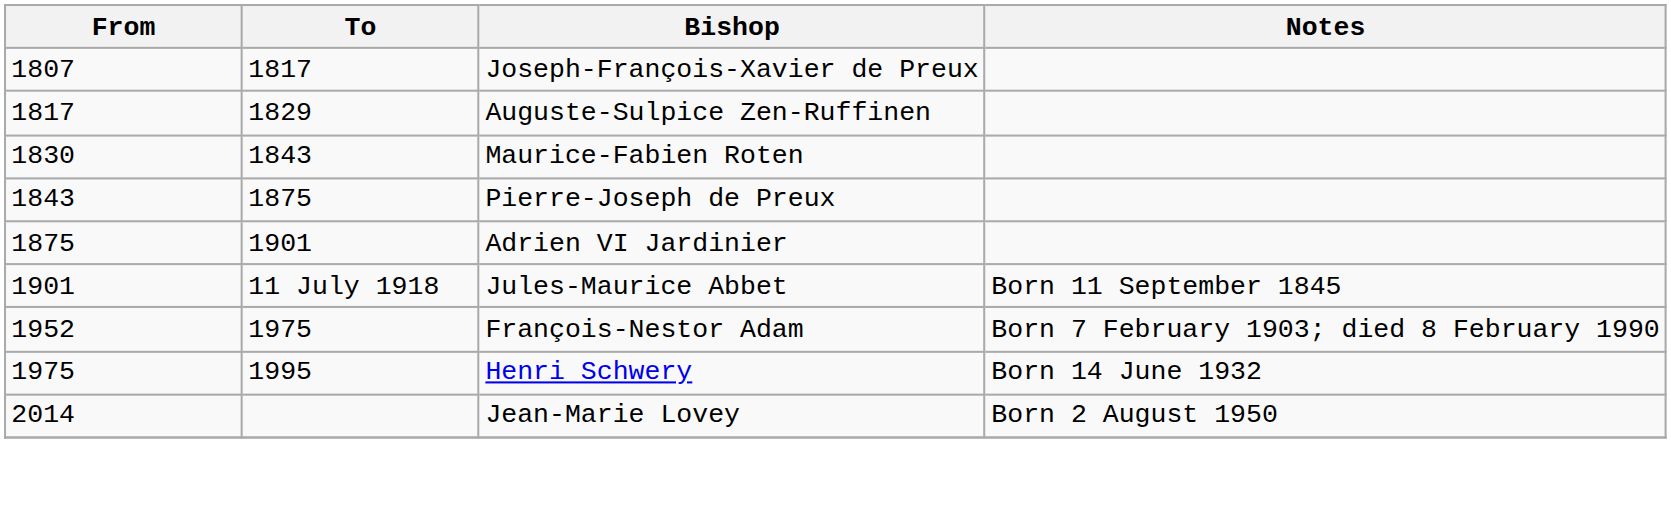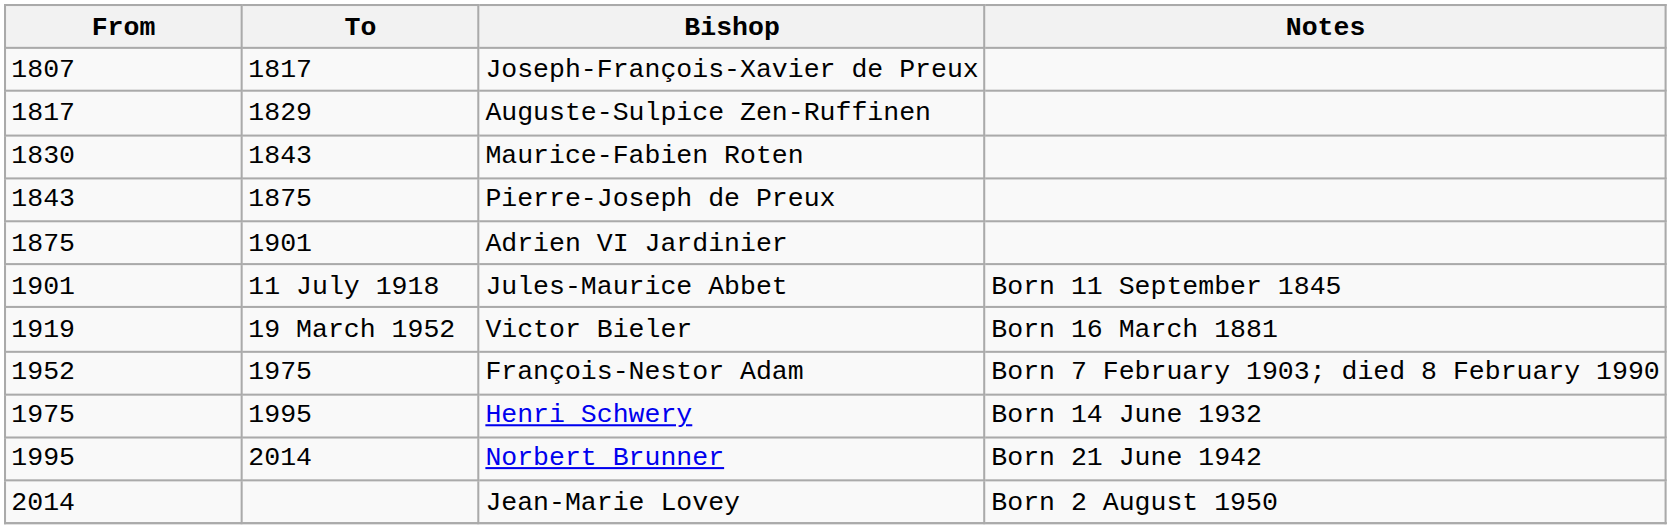+ row: (589, 329)
+ row: (605, 459)
